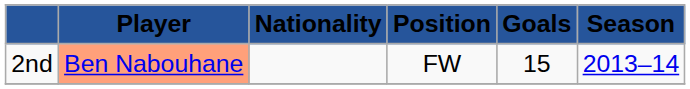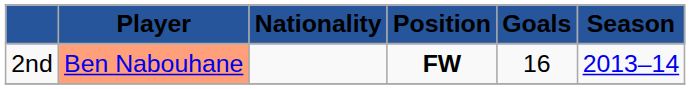(442, 63) normal -> (442, 63) bold
(537, 63) 15 -> (537, 63) 16
